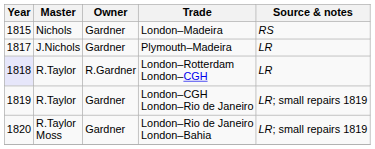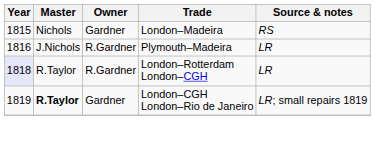(19, 47) 1817 -> (19, 47) 1816
(105, 47) Gardner -> (111, 47) R.Gardner
(56, 100) normal -> (57, 100) bold
- row: (197, 130)
